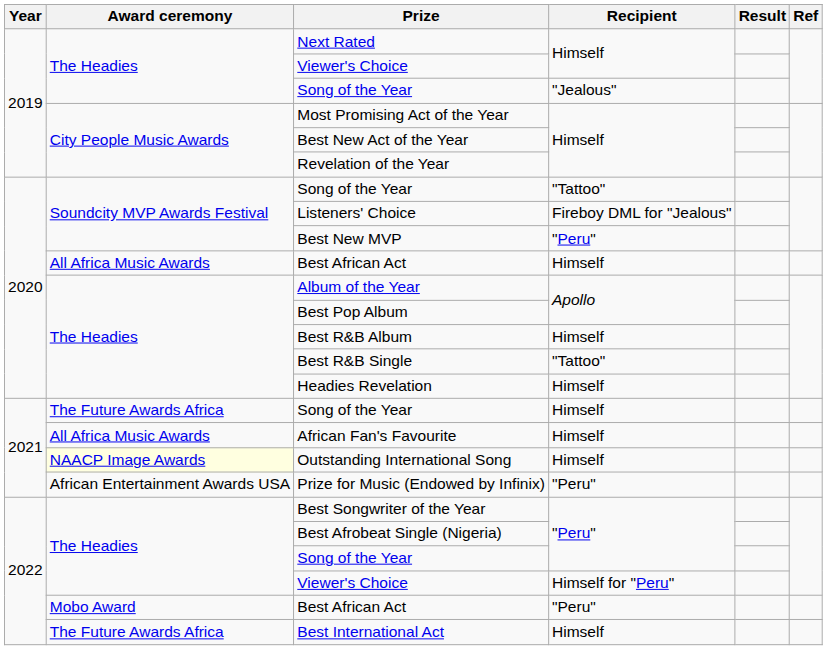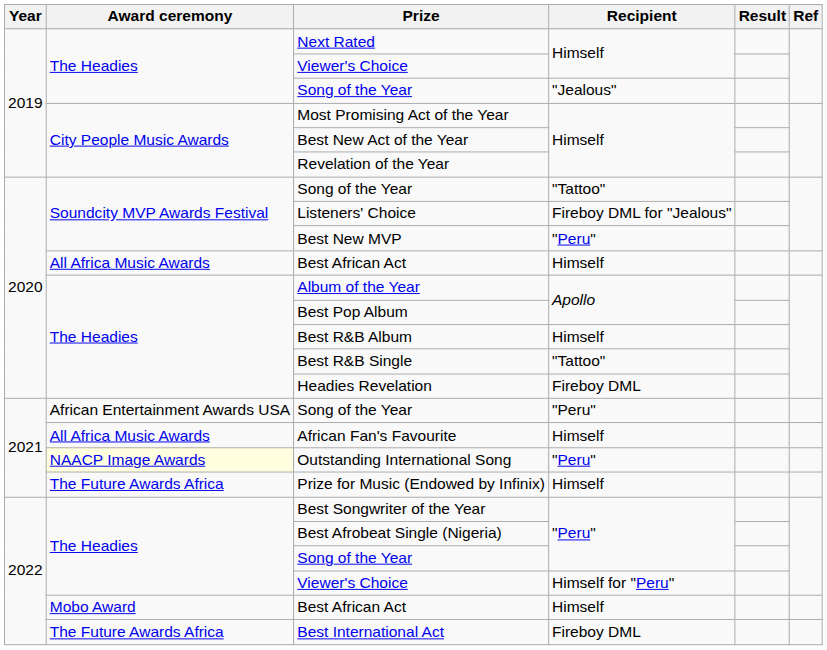(578, 386) Himself -> (596, 386) Fireboy DML
(137, 410) The Future Awards Africa -> (170, 410) African Entertainment Awards USA
(578, 410) Himself -> (574, 410) "Peru"
(578, 459) Himself -> (574, 459) "Peru"
(170, 484) African Entertainment Awards USA -> (137, 484) The Future Awards Africa
(574, 484) "Peru" -> (578, 484) Himself
(574, 607) "Peru" -> (578, 607) Himself
(578, 632) Himself -> (596, 632) Fireboy DML
